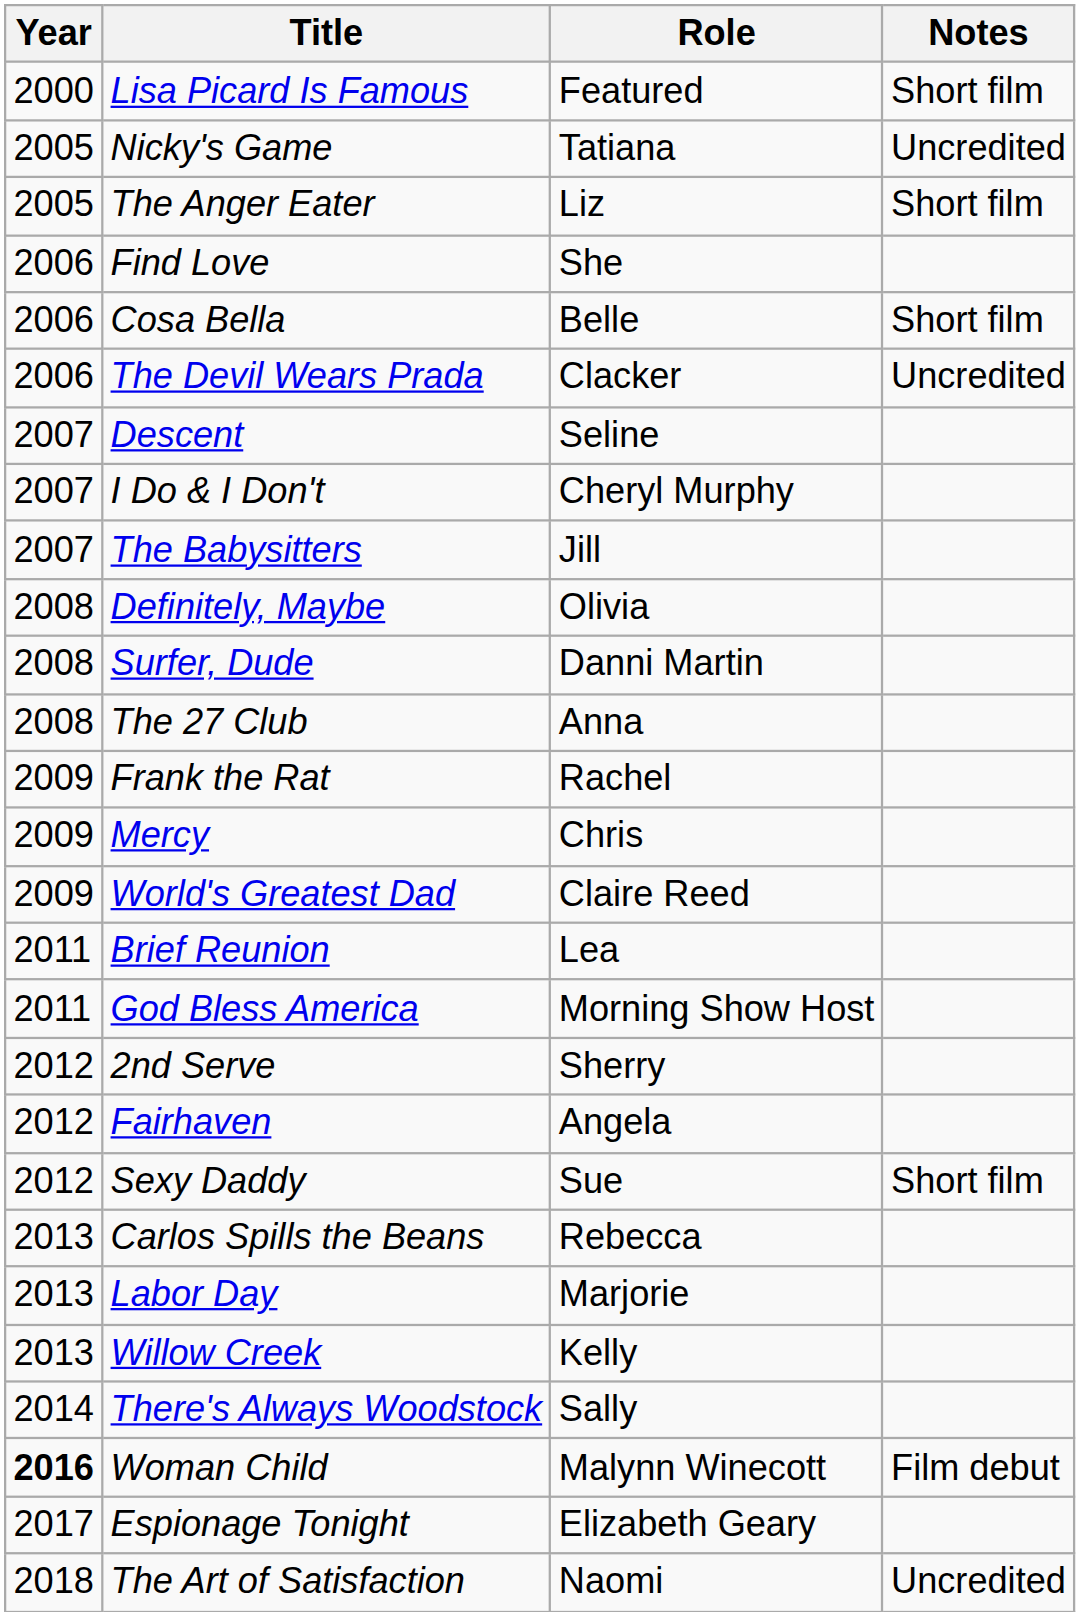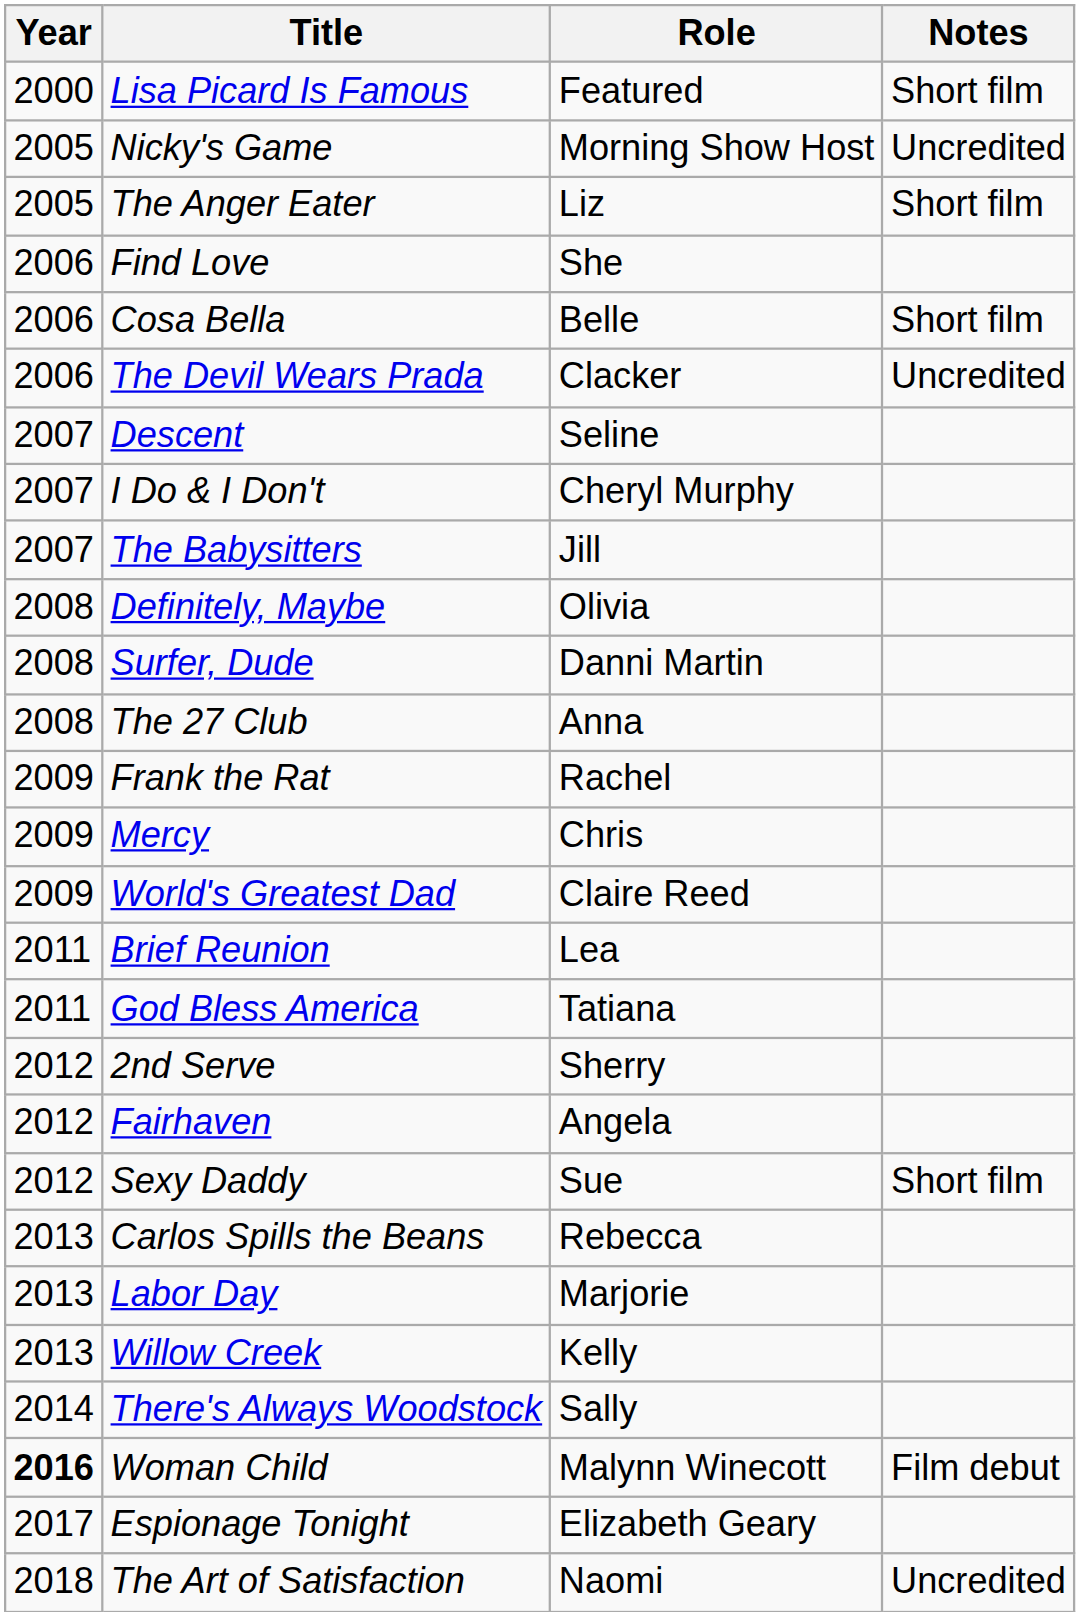(617, 147) Tatiana -> (717, 147) Morning Show Host
(717, 1008) Morning Show Host -> (617, 1008) Tatiana
